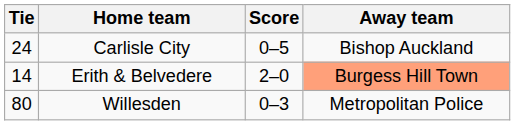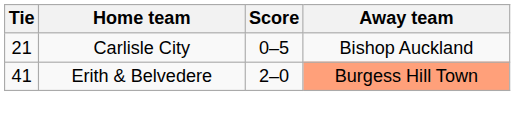(22, 47) 24 -> (22, 47) 21
(22, 76) 14 -> (22, 76) 41
- row: (142, 104)
